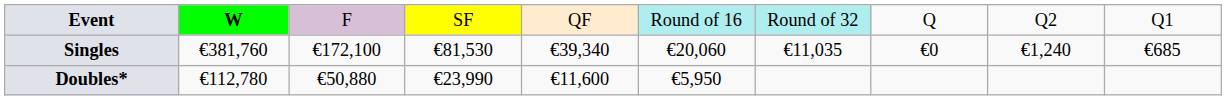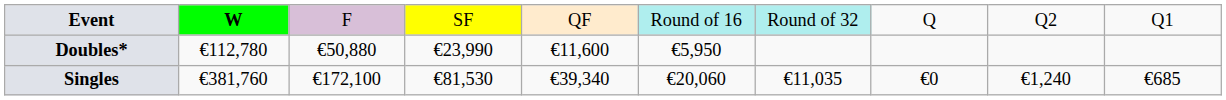rows swapped: (91, 50) <-> (91, 80)
